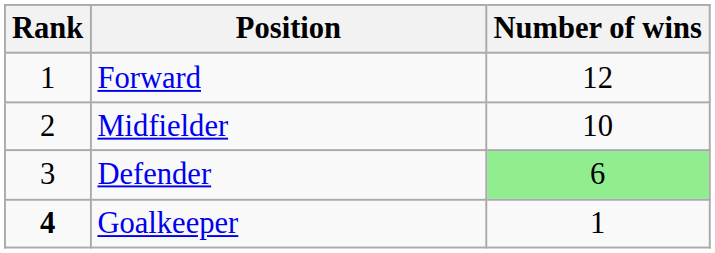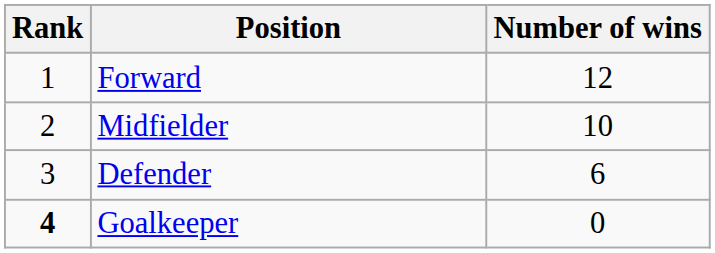(598, 174) lightgreen background -> (598, 174) no background
(598, 222) 1 -> (598, 222) 0
